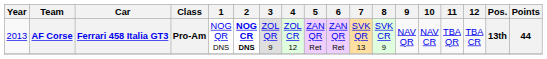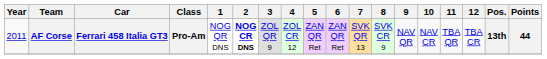(17, 36) 2013 -> (16, 36) 2011
